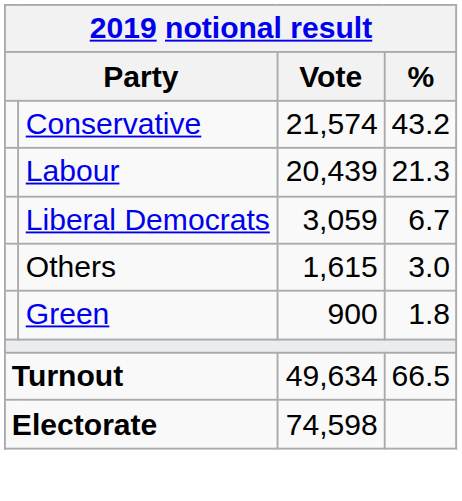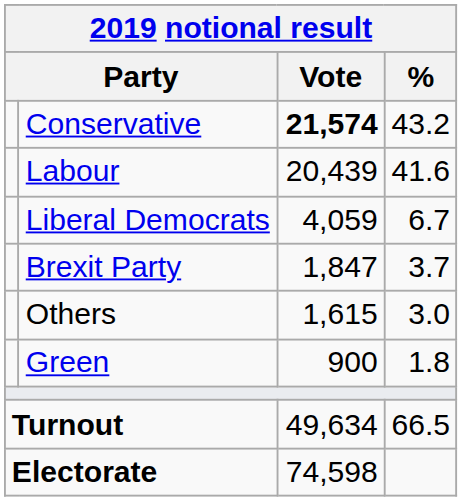(332, 123) normal -> (332, 123) bold
(421, 171) 21.3 -> (421, 171) 41.6
(340, 219) 3,059 -> (340, 219) 4,059
+ row: (103, 266)
